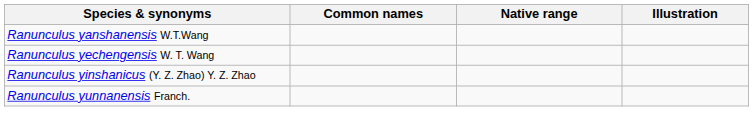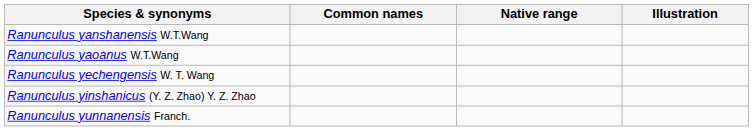+ row: (93, 55)
